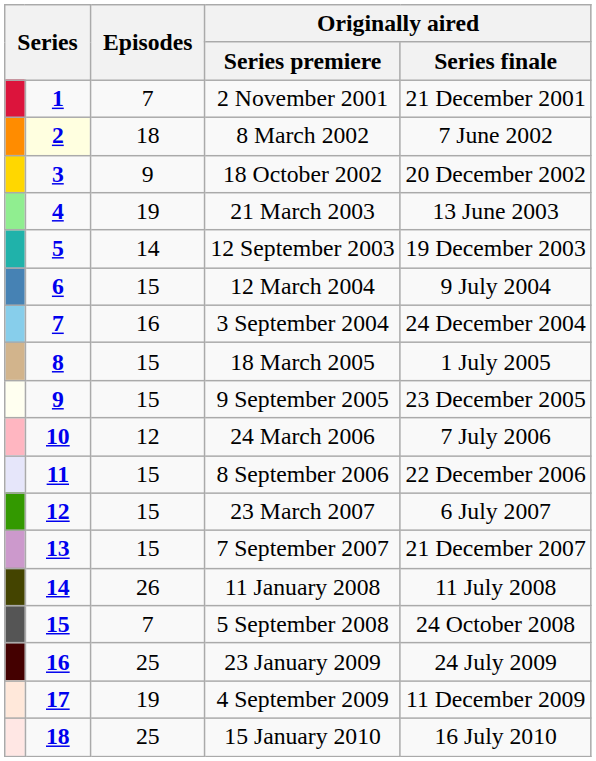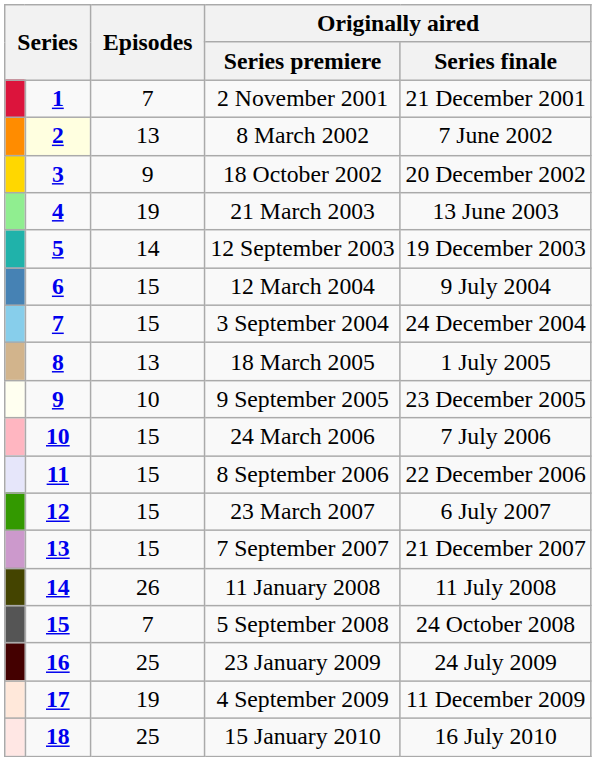(148, 135) 18 -> (148, 135) 13
(148, 323) 16 -> (148, 323) 15
(148, 361) 15 -> (148, 361) 13
(148, 398) 15 -> (148, 398) 10
(148, 436) 12 -> (148, 436) 15
